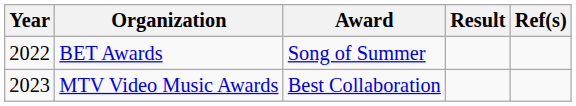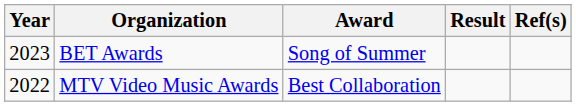(30, 52) 2022 -> (30, 52) 2023
(30, 85) 2023 -> (30, 85) 2022
